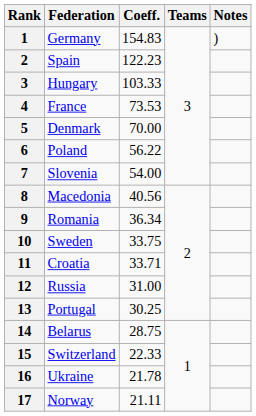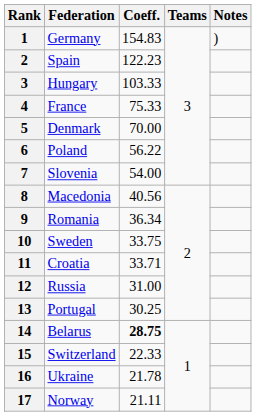(145, 106) 73.53 -> (145, 106) 75.33
(145, 331) normal -> (145, 331) bold
